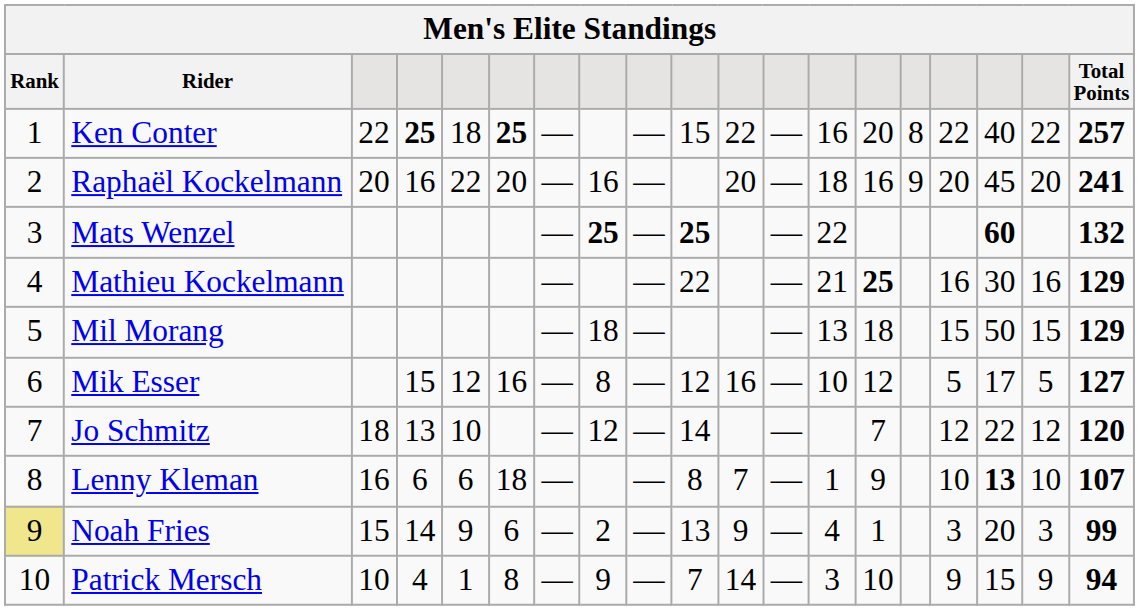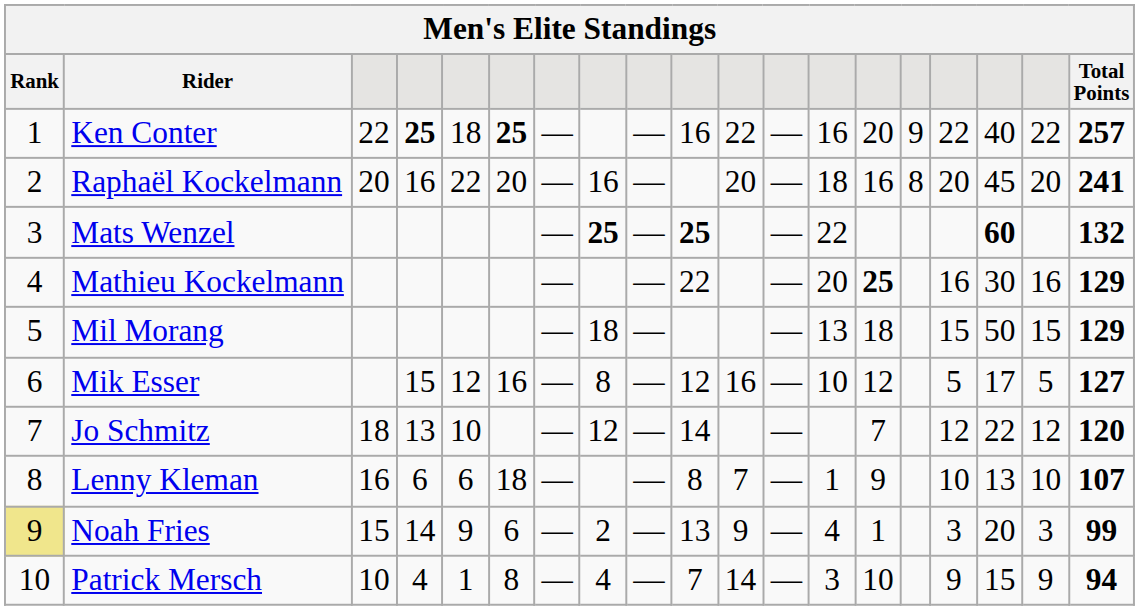(695, 132) 15 -> (695, 132) 16
(916, 132) 8 -> (916, 132) 9
(916, 182) 9 -> (916, 182) 8
(832, 281) 21 -> (832, 281) 20
(1000, 480) bold -> (1000, 480) normal
(603, 580) 9 -> (603, 580) 4
